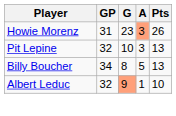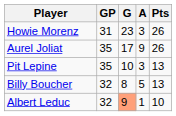(142, 31) lightsalmon background -> (142, 31) no background
+ row: (35, 48)
(106, 48) 32 -> (106, 66) 35
(106, 66) 34 -> (106, 84) 32
